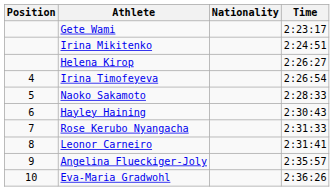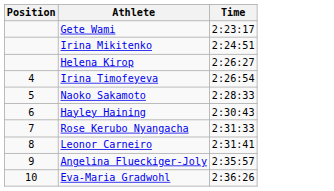- column: (245, 13)
